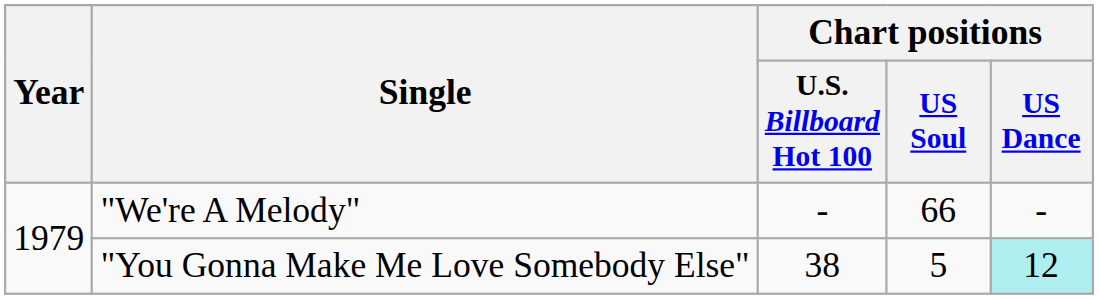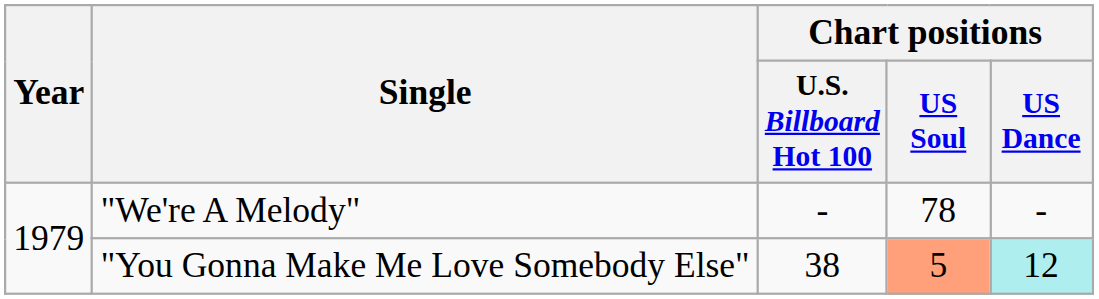(938, 209) 66 -> (938, 209) 78
(938, 265) no background -> (938, 265) lightsalmon background
